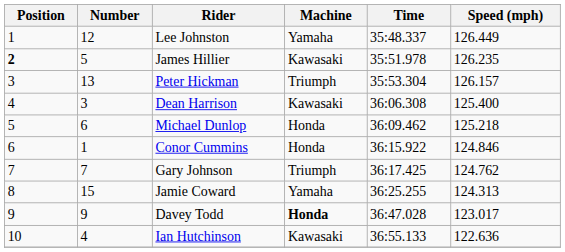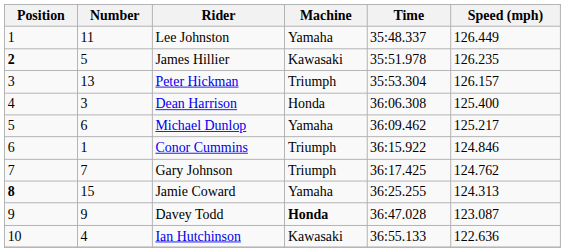(87, 37) 12 -> (87, 37) 11
(315, 103) Kawasaki -> (306, 103) Honda
(306, 125) Honda -> (310, 125) Yamaha
(476, 125) 125.218 -> (476, 125) 125.217
(306, 147) Honda -> (312, 147) Triumph
(11, 192) normal -> (11, 192) bold
(476, 214) 123.017 -> (476, 214) 123.087
